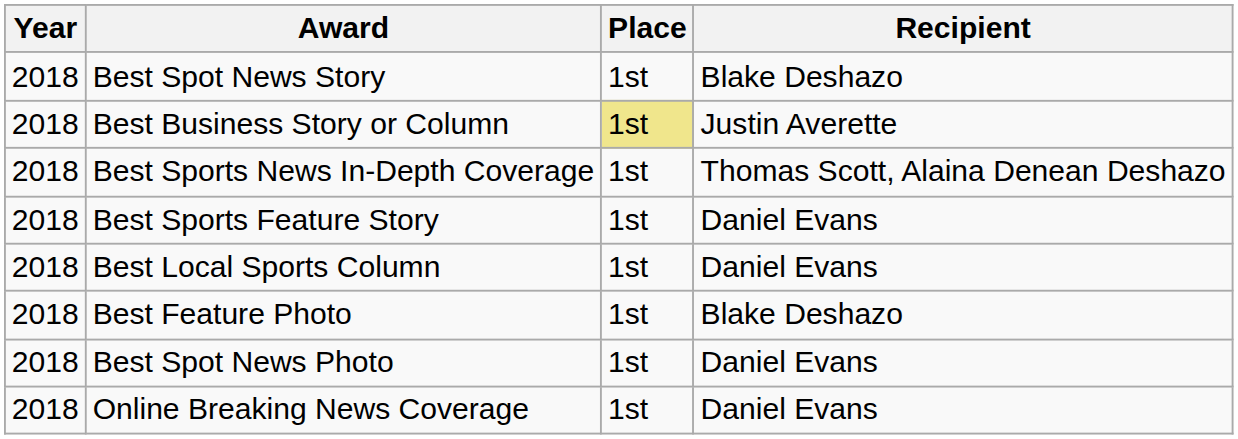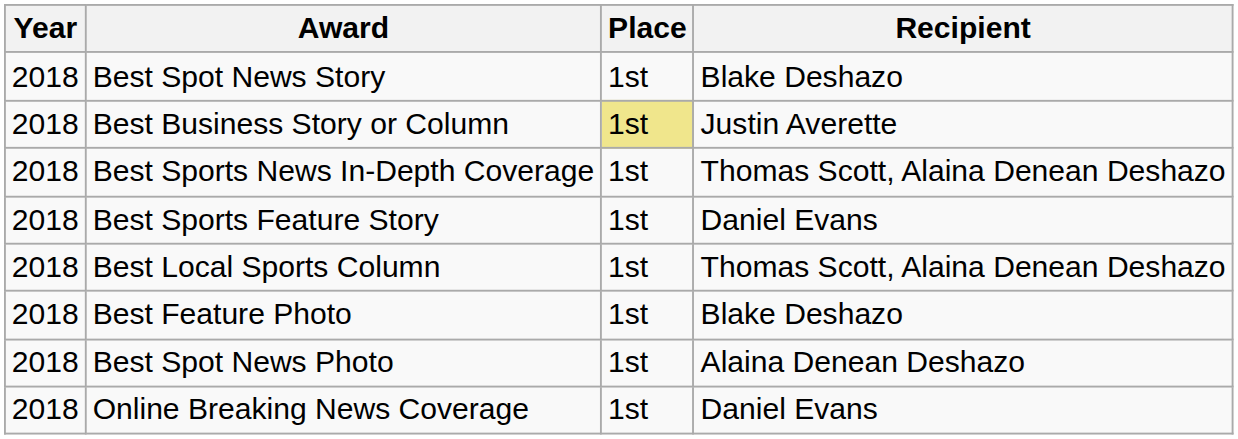(789, 266) Daniel Evans -> (963, 266) Thomas Scott, Alaina Denean Deshazo
(789, 362) Daniel Evans -> (863, 362) Alaina Denean Deshazo
